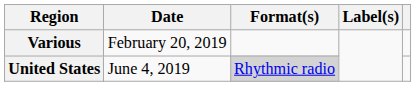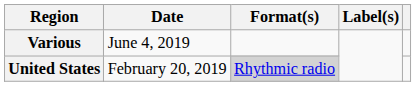(167, 42) February 20, 2019 -> (149, 42) June 4, 2019
(149, 68) June 4, 2019 -> (167, 68) February 20, 2019
